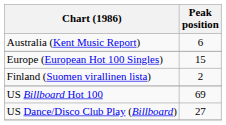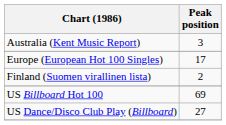(200, 42) 6 -> (200, 42) 3
(200, 59) 15 -> (200, 59) 17
